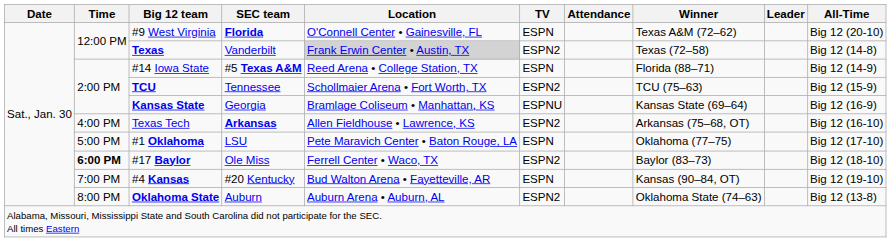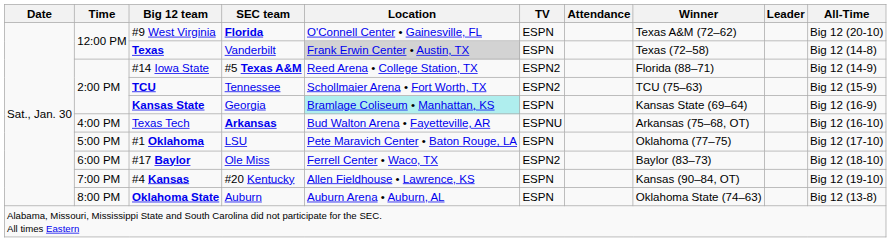(541, 50) ESPN2 -> (538, 50) ESPN
(538, 69) ESPN -> (541, 69) ESPN2
(401, 105) no background -> (401, 105) paleturquoise background
(542, 105) ESPNU -> (538, 105) ESPN
(391, 123) Allen Fieldhouse • Lawrence, KS -> (399, 123) Bud Walton Arena • Fayetteville, AR
(541, 123) ESPN2 -> (542, 123) ESPNU
(99, 160) bold -> (99, 160) normal
(399, 178) Bud Walton Arena • Fayetteville, AR -> (391, 178) Allen Fieldhouse • Lawrence, KS
(541, 197) ESPN2 -> (538, 197) ESPN
